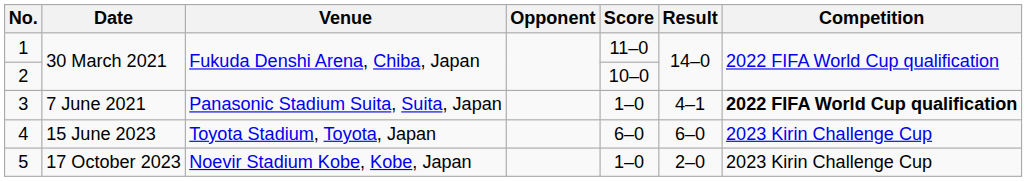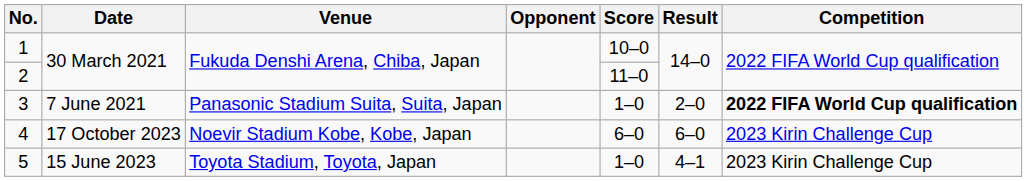(629, 47) 11–0 -> (629, 47) 10–0
(629, 76) 10–0 -> (629, 76) 11–0
(690, 104) 4–1 -> (690, 104) 2–0
(101, 133) 15 June 2023 -> (114, 133) 17 October 2023
(313, 133) Toyota Stadium, Toyota, Japan -> (330, 133) Noevir Stadium Kobe, Kobe, Japan
(114, 162) 17 October 2023 -> (101, 162) 15 June 2023
(330, 162) Noevir Stadium Kobe, Kobe, Japan -> (313, 162) Toyota Stadium, Toyota, Japan
(690, 162) 2–0 -> (690, 162) 4–1
